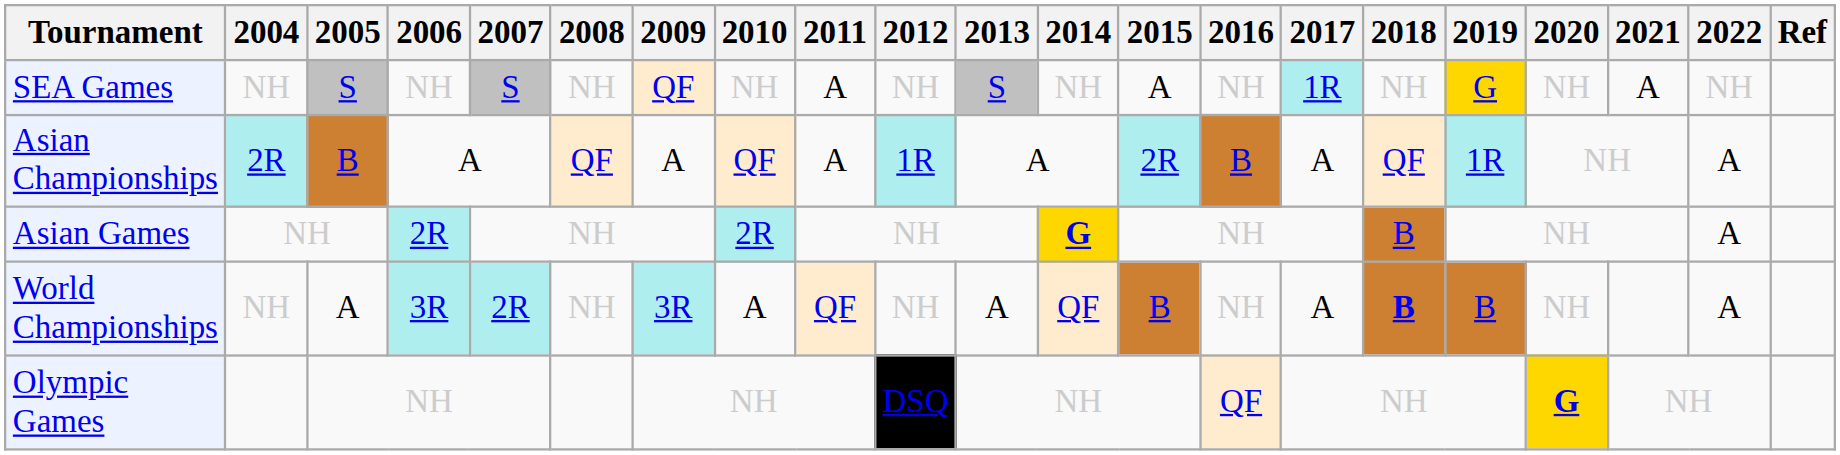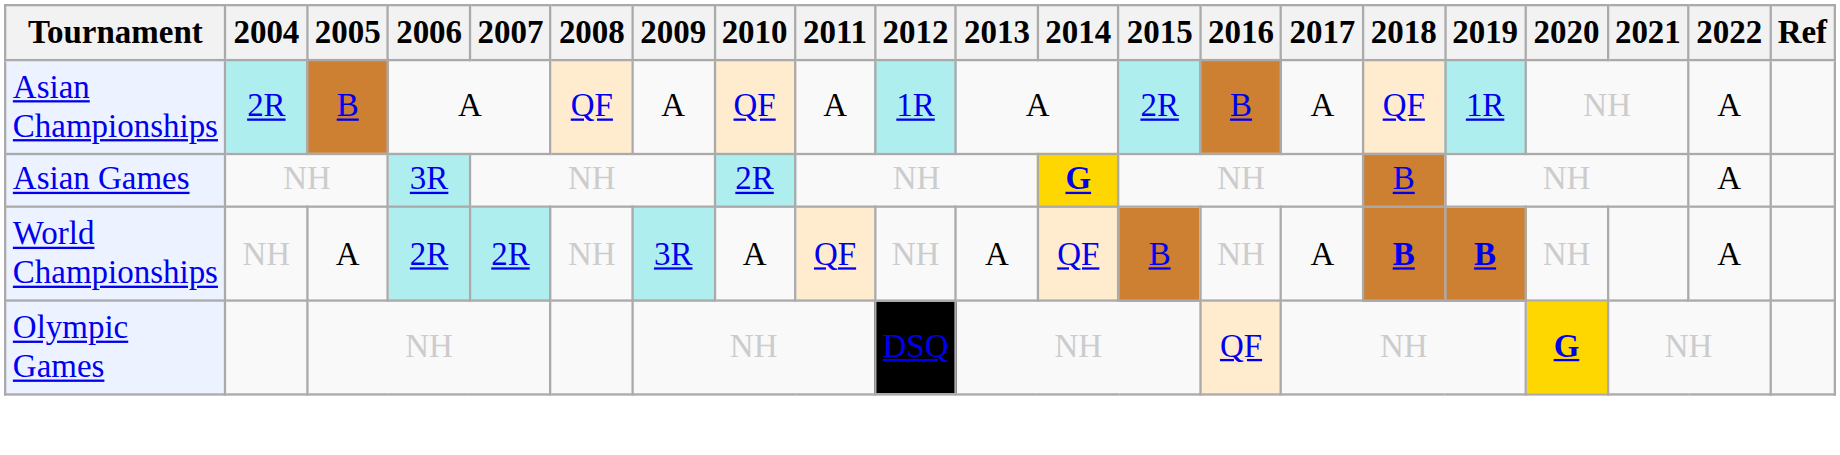- row: (93, 86)
(429, 234) 2R -> (429, 179) 3R
(429, 308) 3R -> (429, 253) 2R
(1485, 308) normal -> (1485, 253) bold
